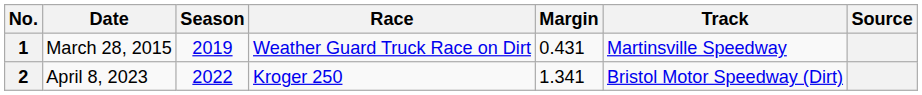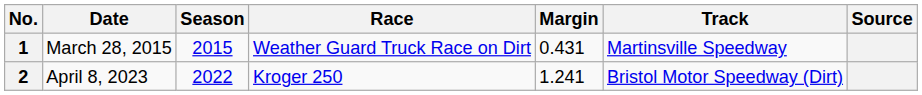(212, 48) 2019 -> (212, 48) 2015
(562, 76) 1.341 -> (562, 76) 1.241
